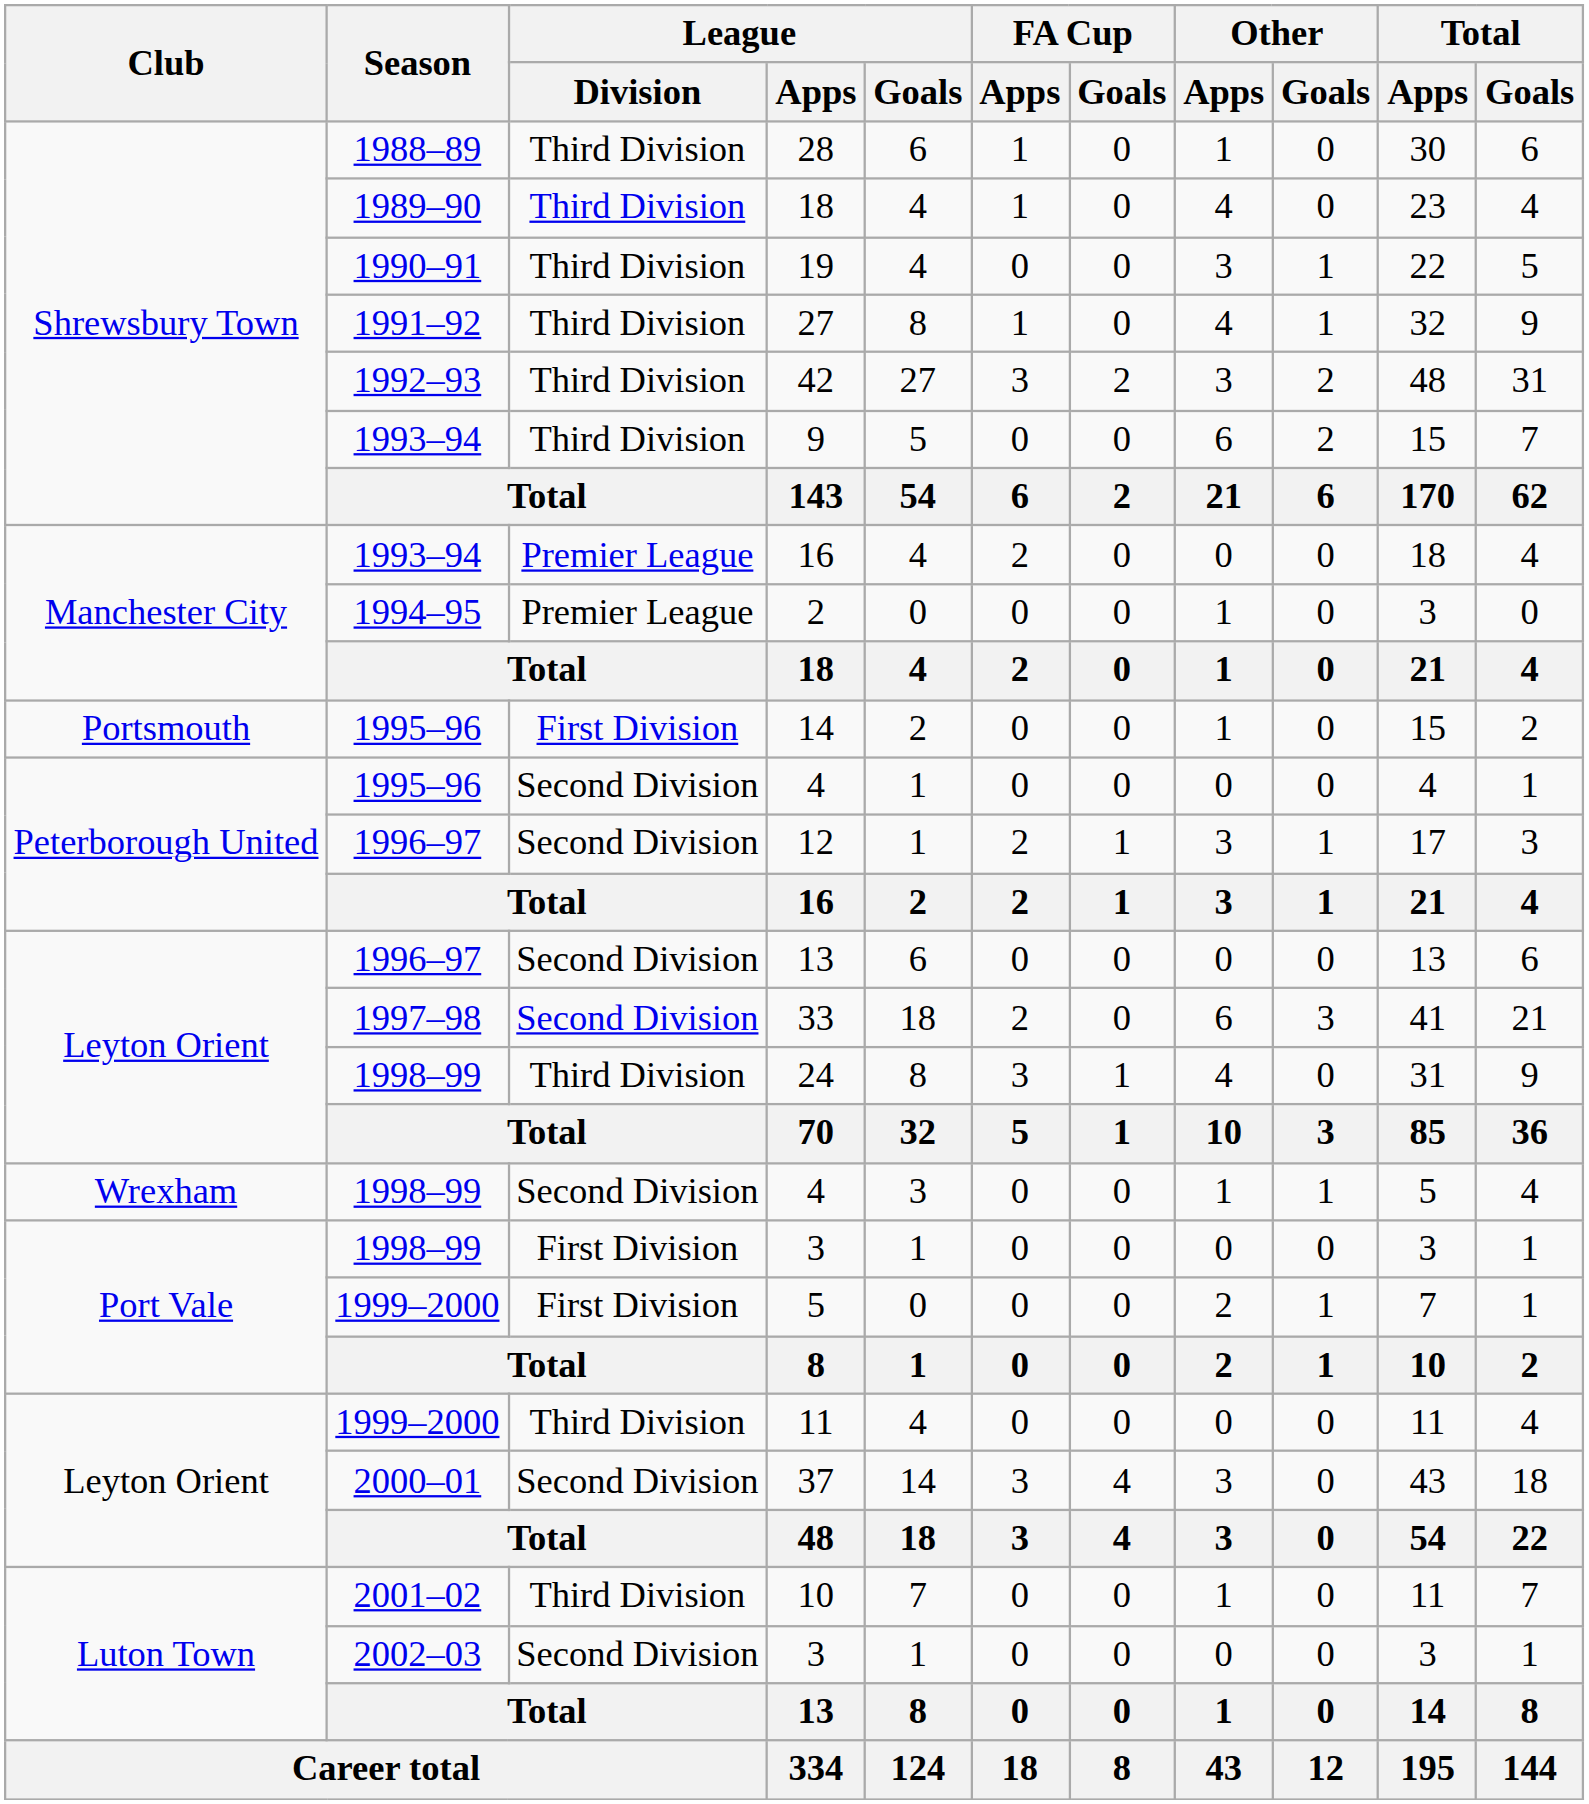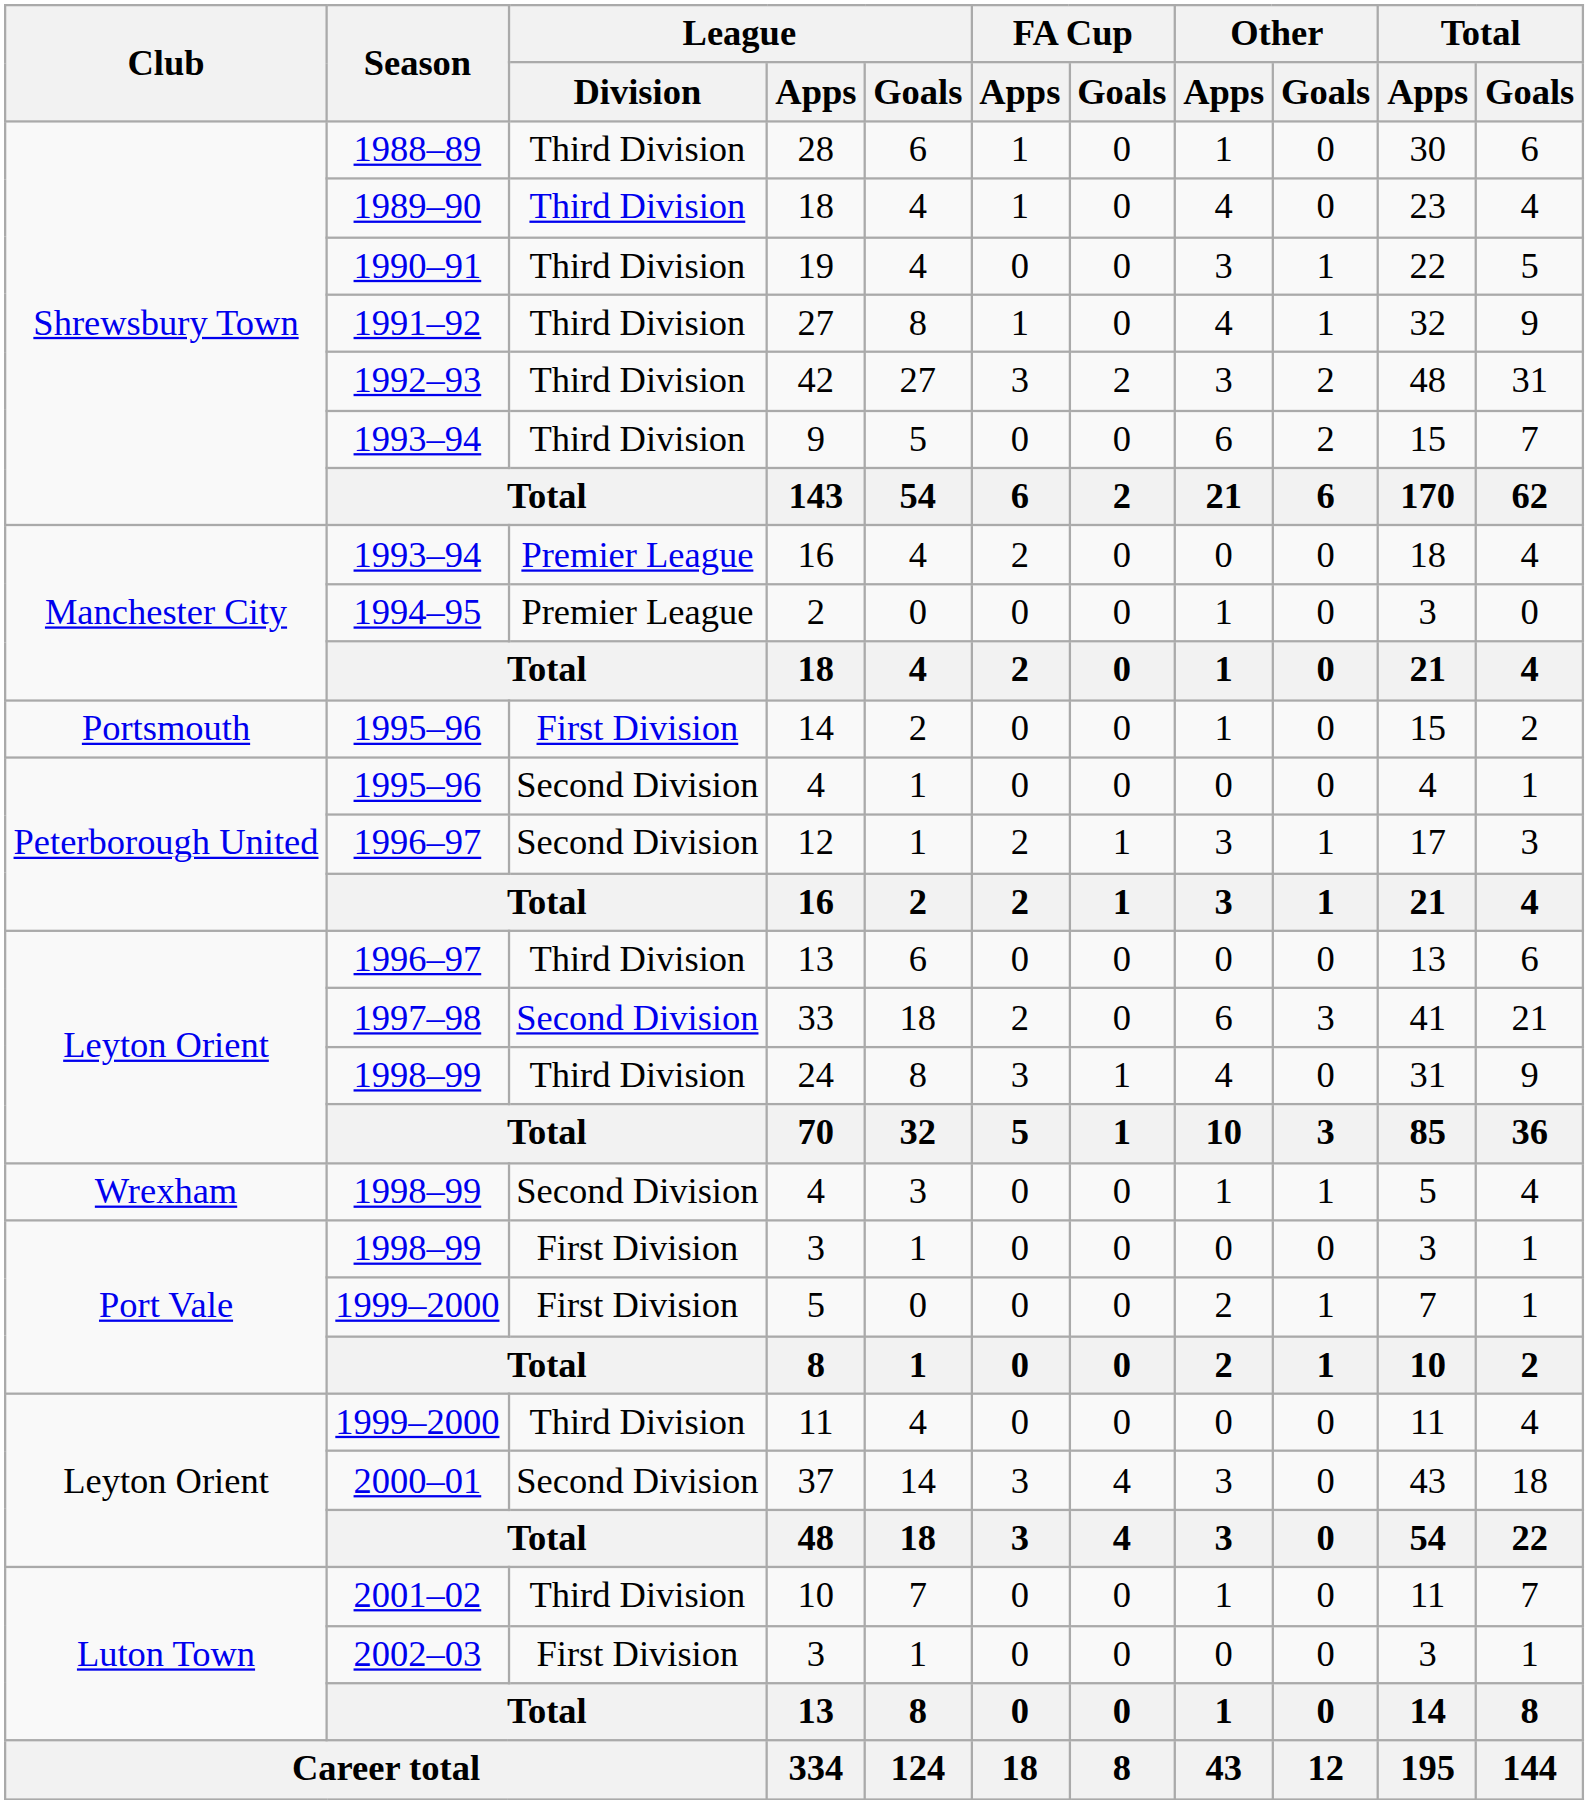(637, 959) Second Division -> (637, 959) Third Division
(637, 1653) Second Division -> (637, 1653) First Division
